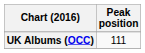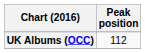(119, 40) 111 -> (119, 40) 112
